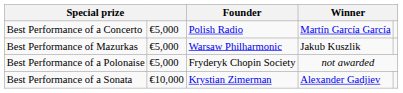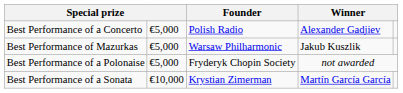(345, 29) Martín García García -> (340, 29) Alexander Gadjiev
(340, 79) Alexander Gadjiev -> (345, 79) Martín García García
